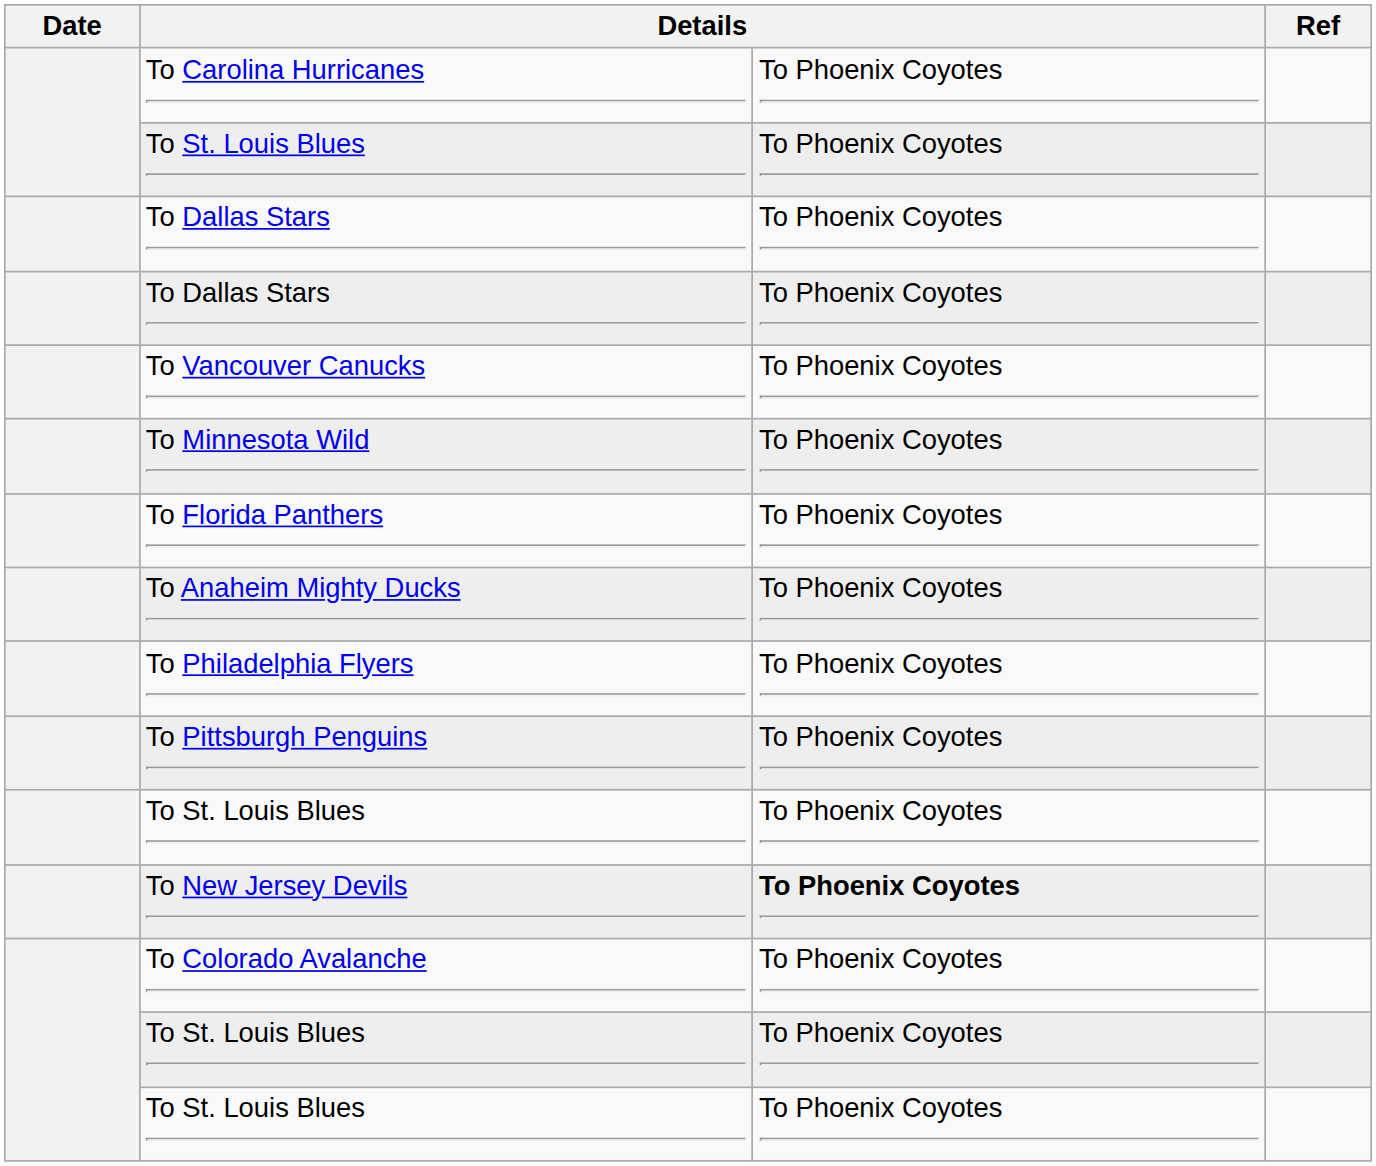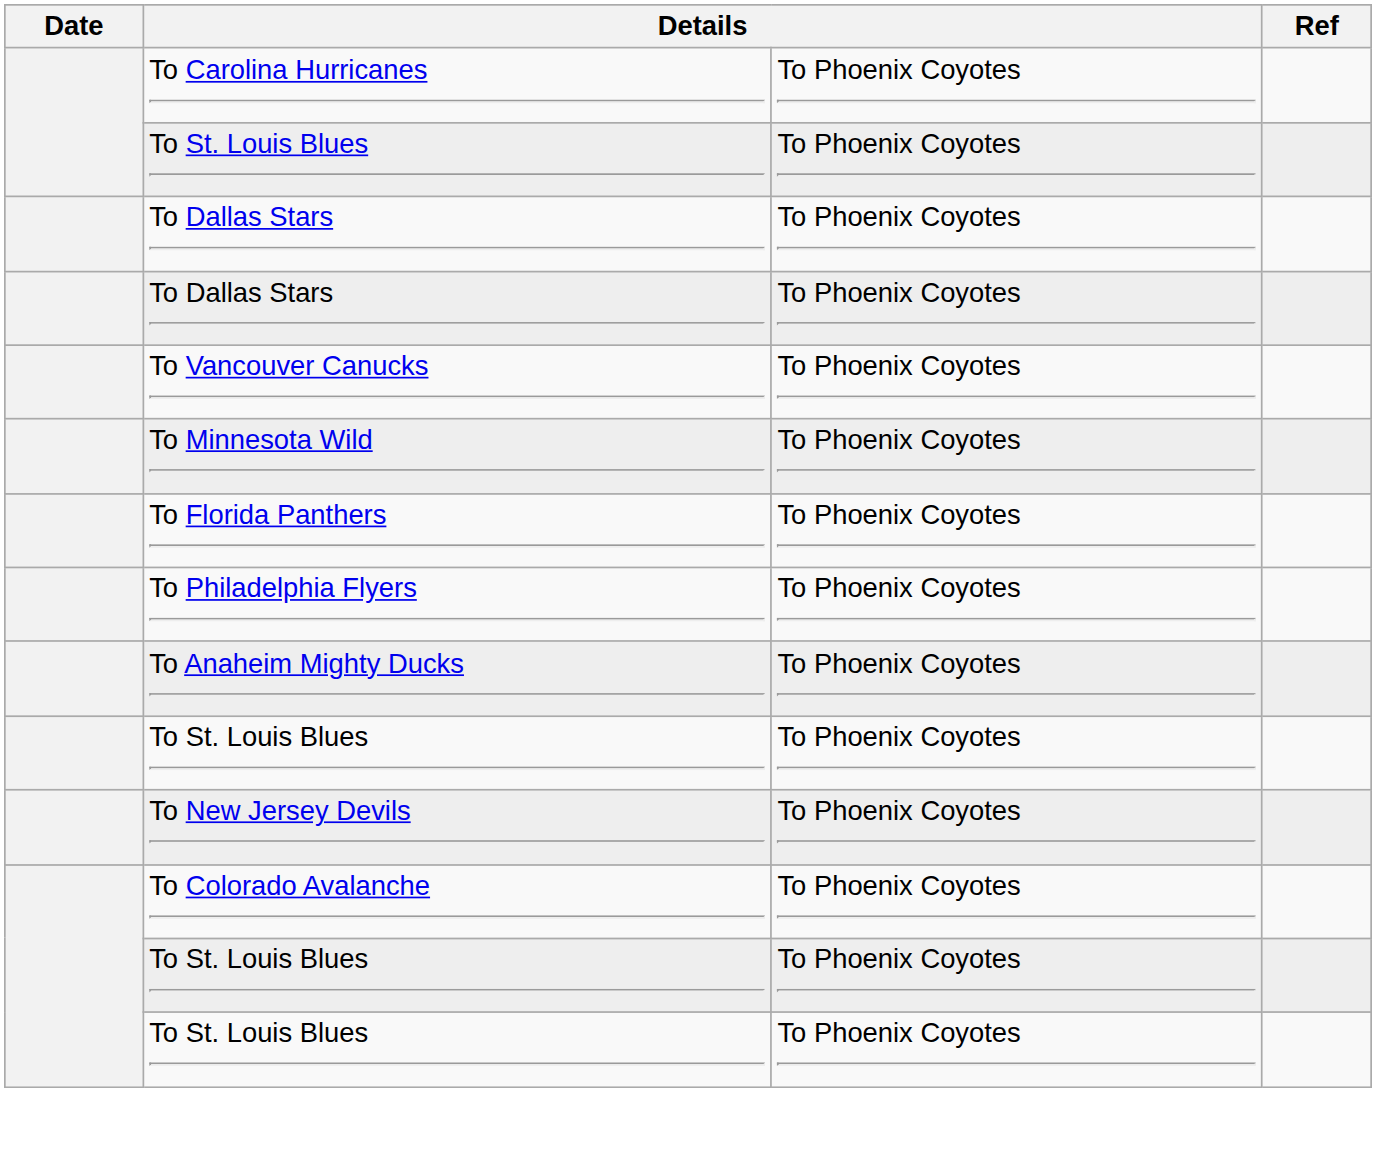rows swapped: (72, 605) <-> (72, 679)
- row: (72, 753)
(1009, 894) bold -> (1017, 820) normal
